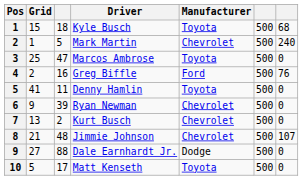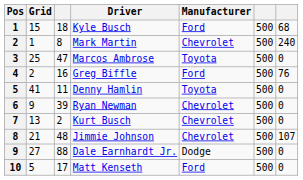(199, 28) Toyota -> (193, 28) Ford
(59, 44) 5 -> (59, 44) 8
(199, 168) Toyota -> (193, 168) Ford
